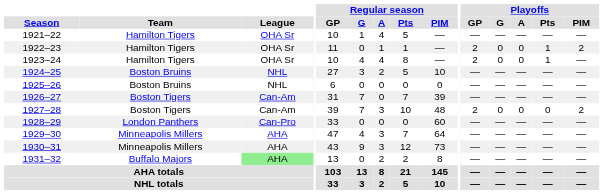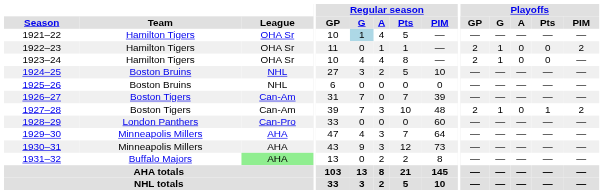(362, 35) no background -> (362, 35) lightblue background
(500, 47) 0 -> (500, 47) 1
(548, 47) 1 -> (548, 47) 0
(500, 59) 0 -> (500, 59) 1
(548, 59) 1 -> (548, 59) 0
(500, 109) 0 -> (500, 109) 1
(548, 109) 0 -> (548, 109) 1
